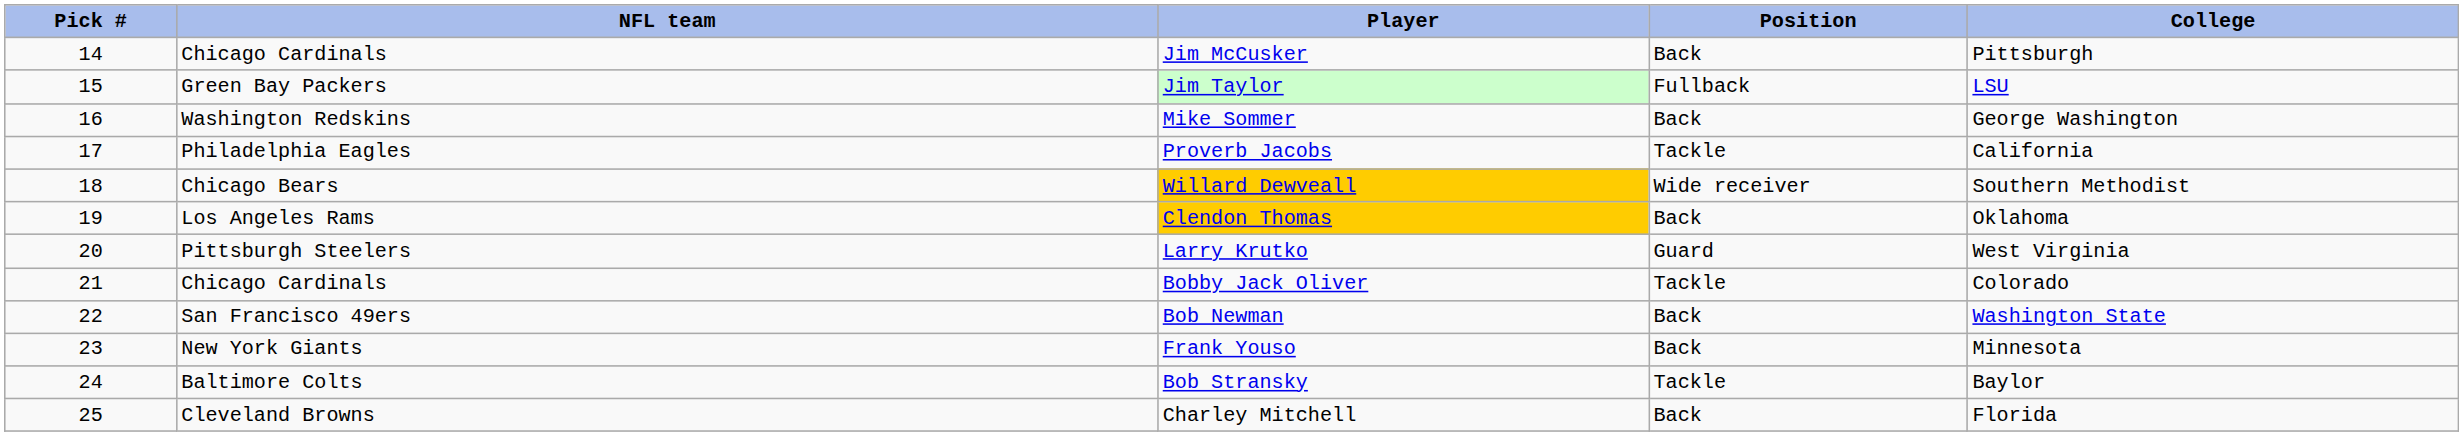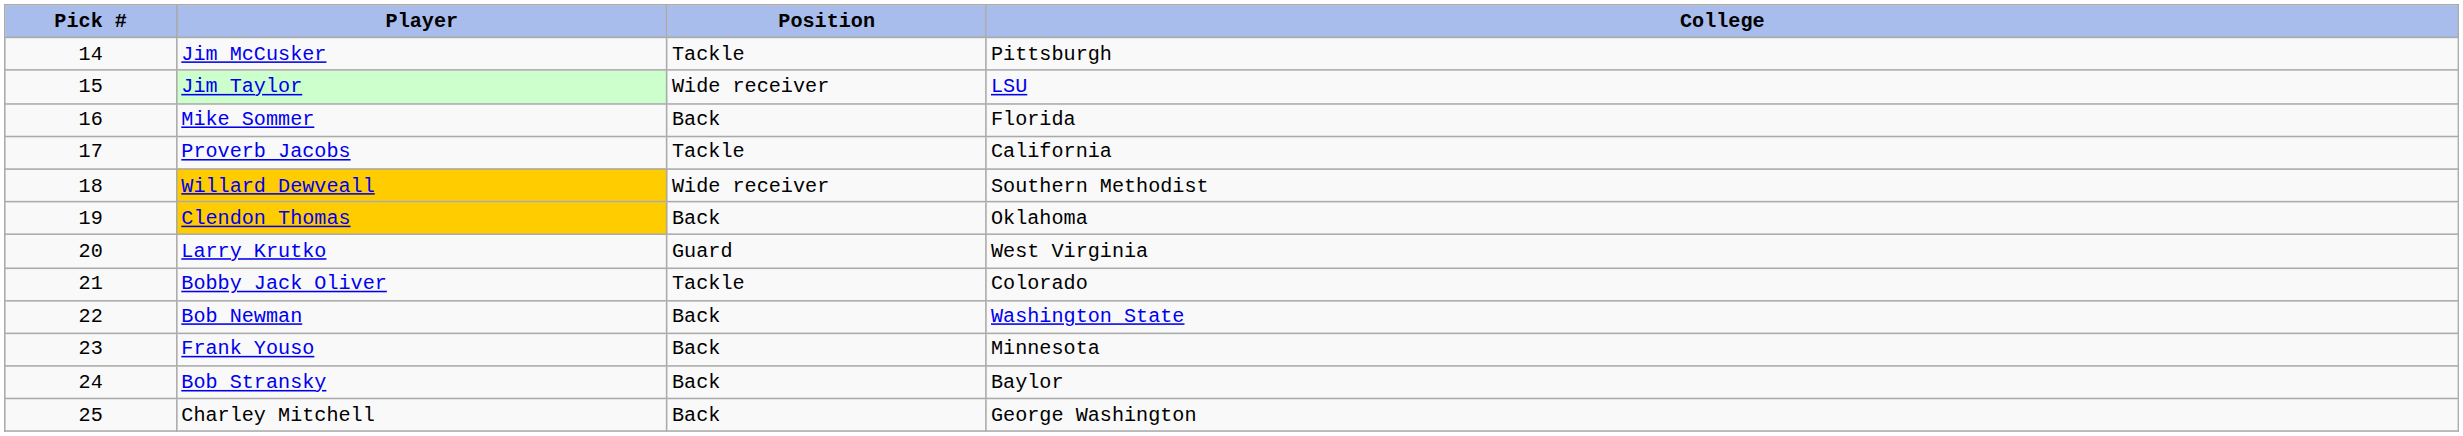- column: (667, 21)
(1678, 54) Back -> (708, 54) Tackle
(1702, 87) Fullback -> (751, 87) Wide receiver
(2075, 120) George Washington -> (1033, 120) Florida
(1690, 382) Tackle -> (696, 382) Back
(2015, 415) Florida -> (1094, 415) George Washington
